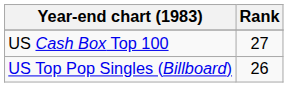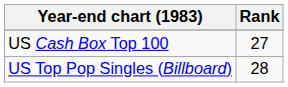(260, 69) 26 -> (260, 69) 28
